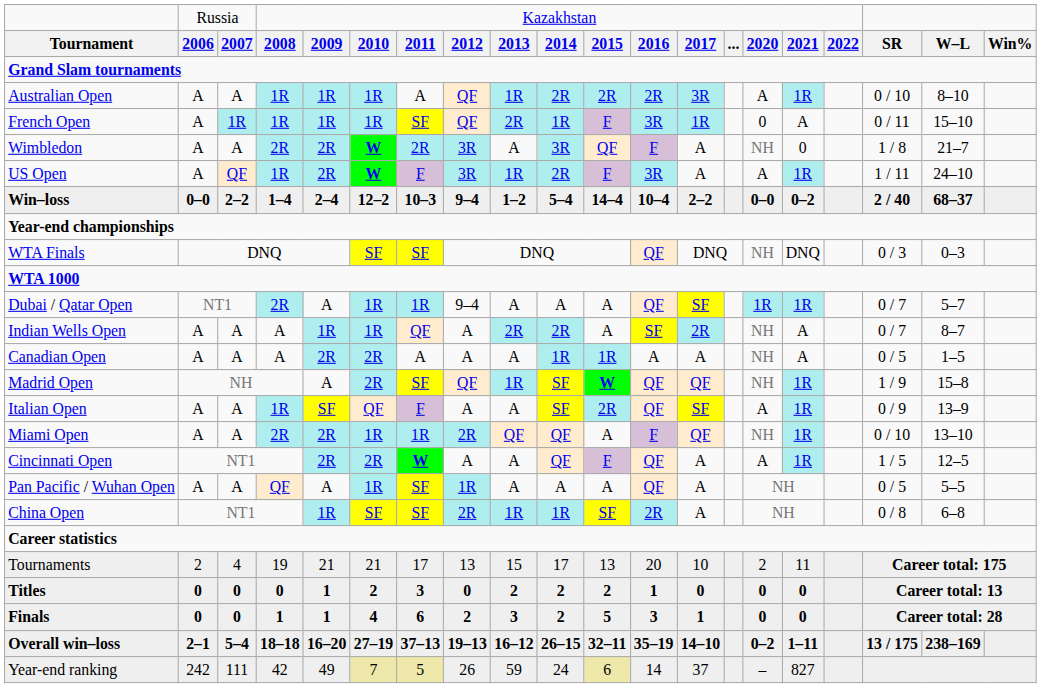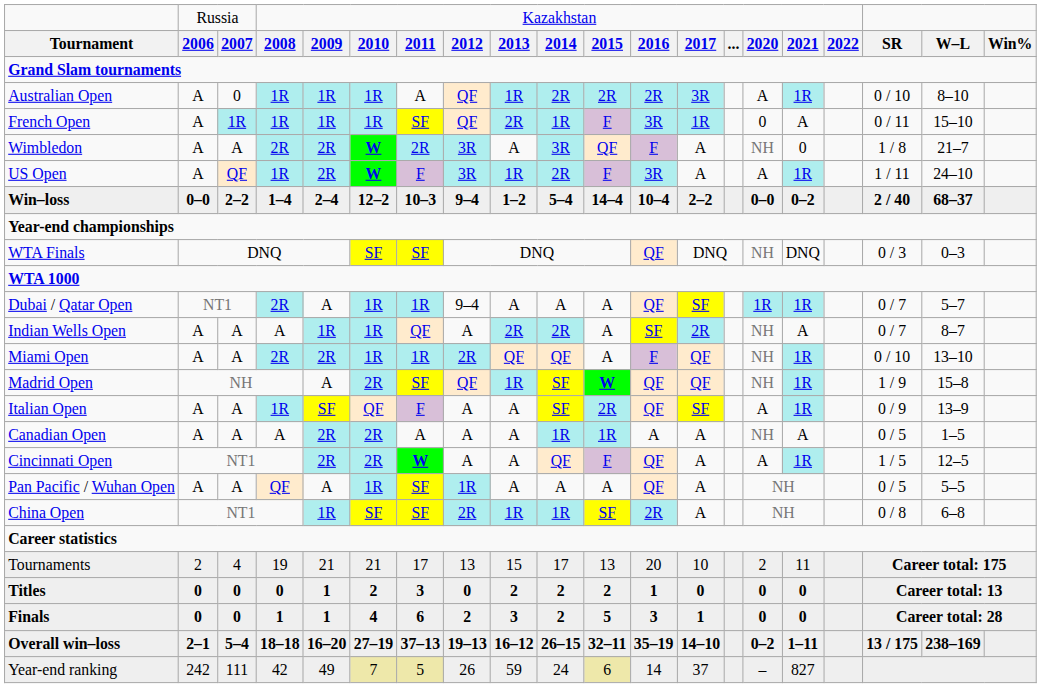(237, 95) A -> (237, 95) 0
rows swapped: (48, 434) <-> (57, 356)
